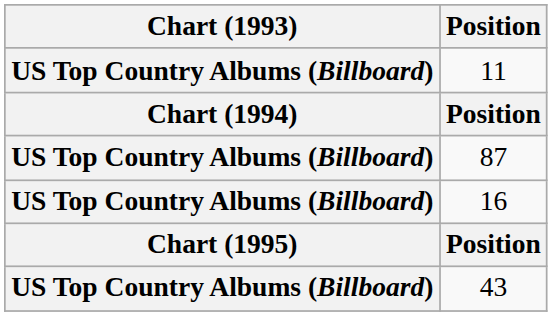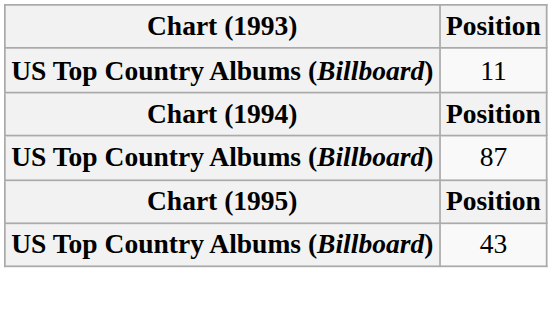- row: (493, 200)
